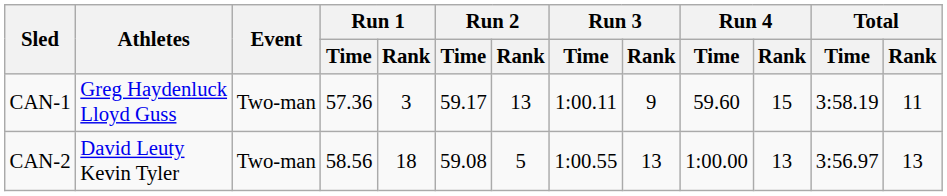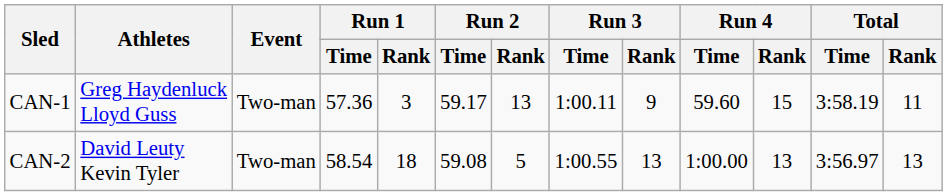(349, 161) 58.56 -> (349, 161) 58.54
